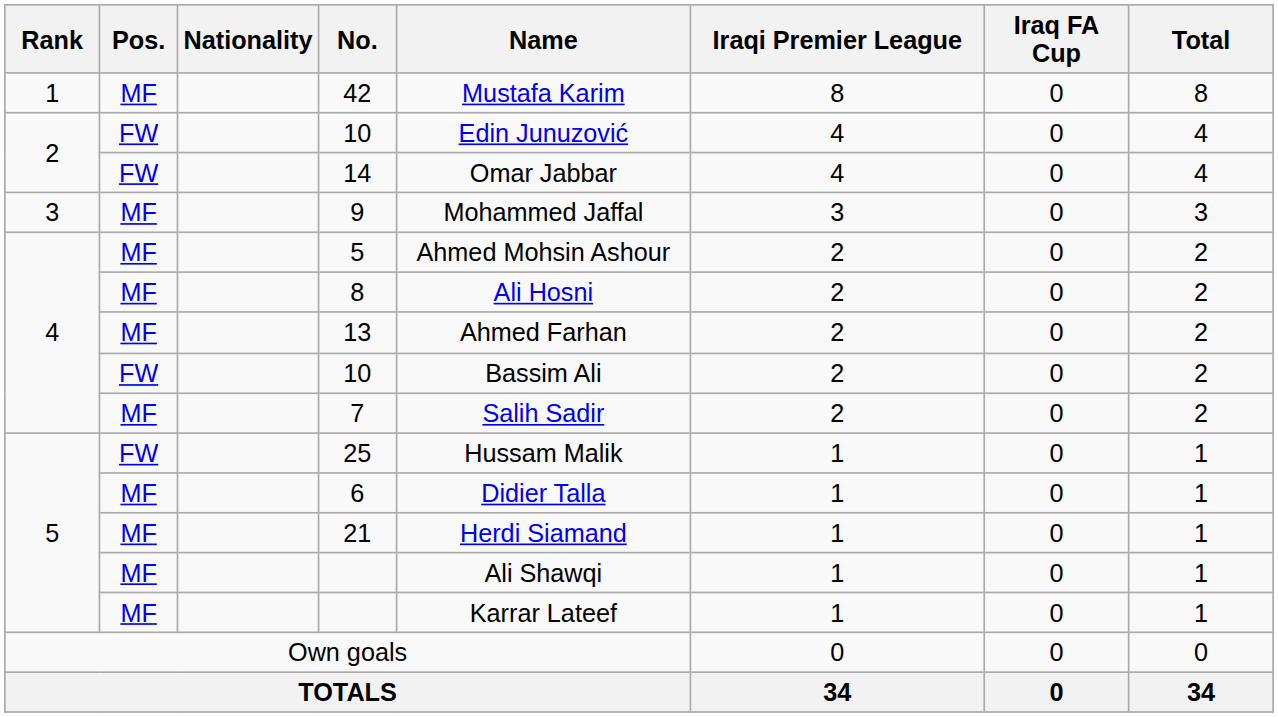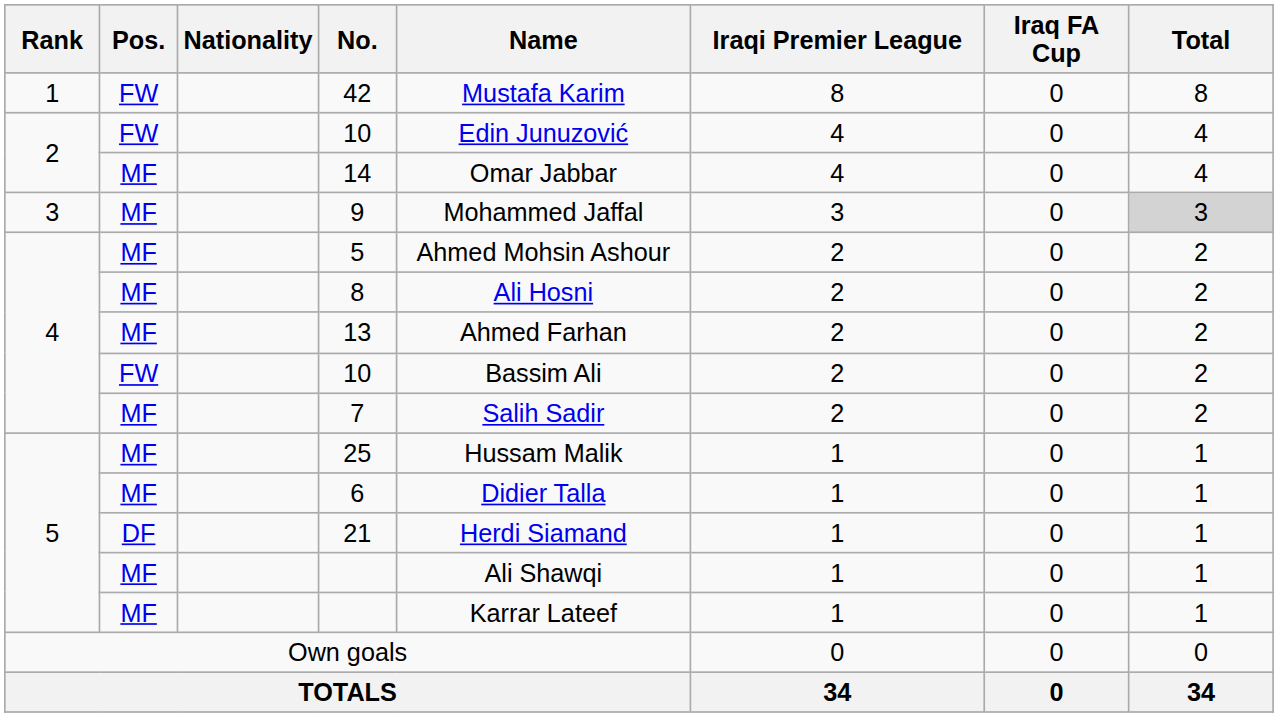(139, 93) MF -> (139, 93) FW
(139, 173) FW -> (139, 173) MF
(1201, 213) no background -> (1201, 213) lightgrey background
(139, 453) FW -> (139, 453) MF
(139, 533) MF -> (139, 533) DF
